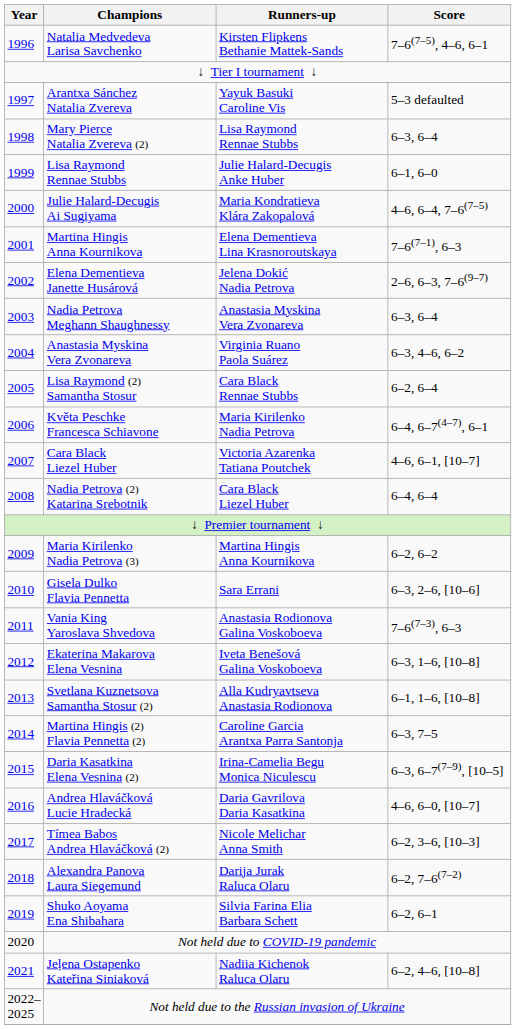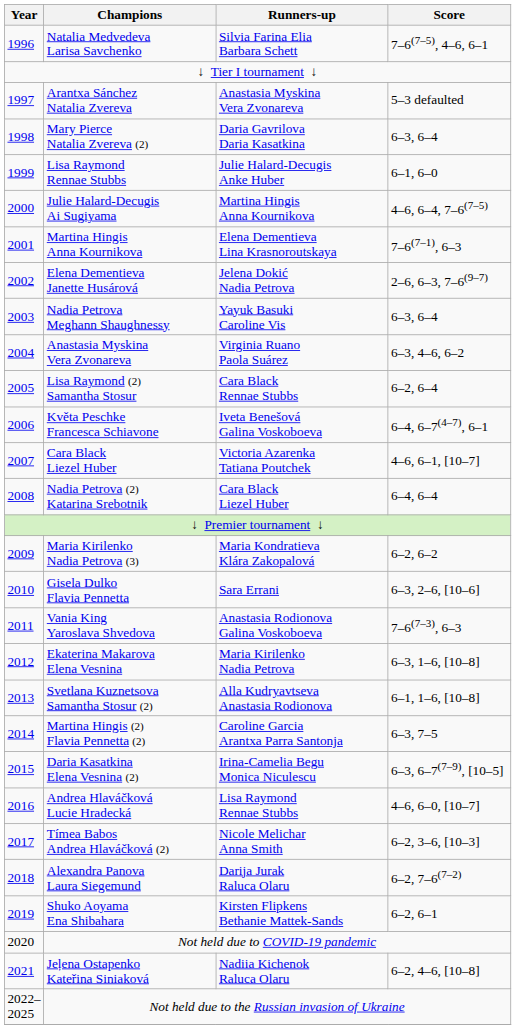(281, 43) Kirsten Flipkens Bethanie Mattek-Sands -> (265, 43) Silvia Farina Elia Barbara Schett
(256, 100) Yayuk Basuki Caroline Vis -> (270, 100) Anastasia Myskina Vera Zvonareva
(259, 136) Lisa Raymond Rennae Stubbs -> (262, 136) Daria Gavrilova Daria Kasatkina
(269, 208) Maria Kondratieva Klára Zakopalová -> (267, 208) Martina Hingis Anna Kournikova
(270, 316) Anastasia Myskina Vera Zvonareva -> (256, 316) Yayuk Basuki Caroline Vis
(262, 424) Maria Kirilenko Nadia Petrova -> (270, 424) Iveta Benešová Galina Voskoboeva
(267, 553) Martina Hingis Anna Kournikova -> (269, 553) Maria Kondratieva Klára Zakopalová
(270, 661) Iveta Benešová Galina Voskoboeva -> (262, 661) Maria Kirilenko Nadia Petrova
(262, 805) Daria Gavrilova Daria Kasatkina -> (259, 805) Lisa Raymond Rennae Stubbs
(265, 913) Silvia Farina Elia Barbara Schett -> (281, 913) Kirsten Flipkens Bethanie Mattek-Sands
